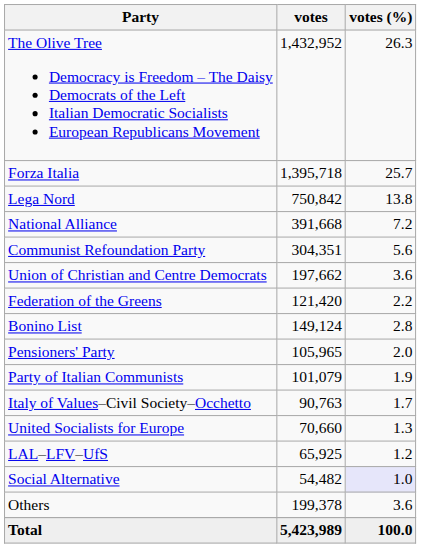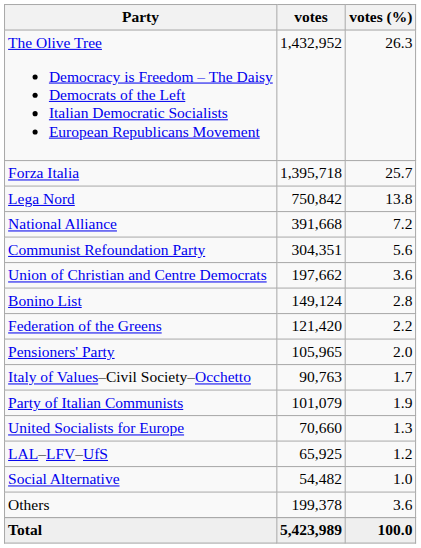rows swapped: (45, 326) <-> (85, 300)
rows swapped: (96, 377) <-> (130, 403)
(403, 479) lavender background -> (403, 479) no background
